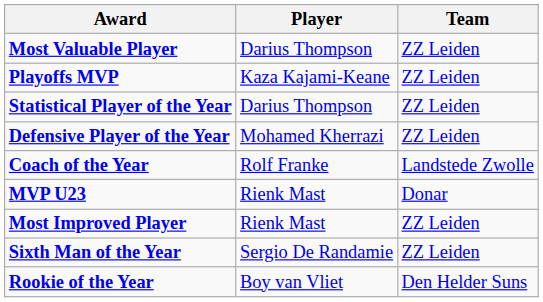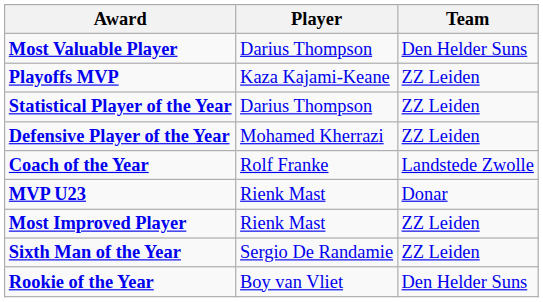(441, 48) ZZ Leiden -> (464, 48) Den Helder Suns
